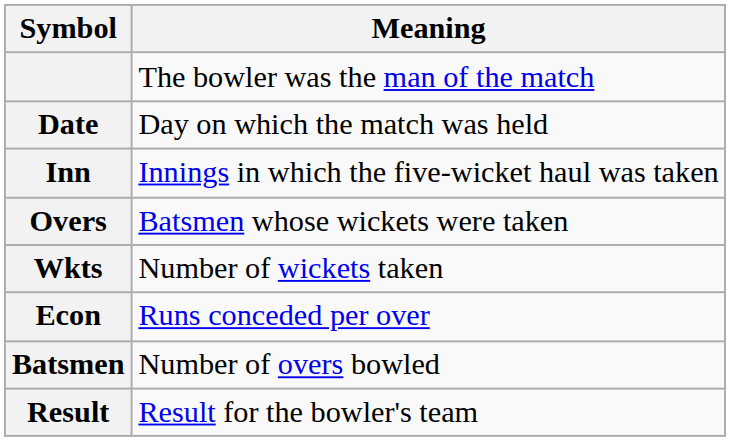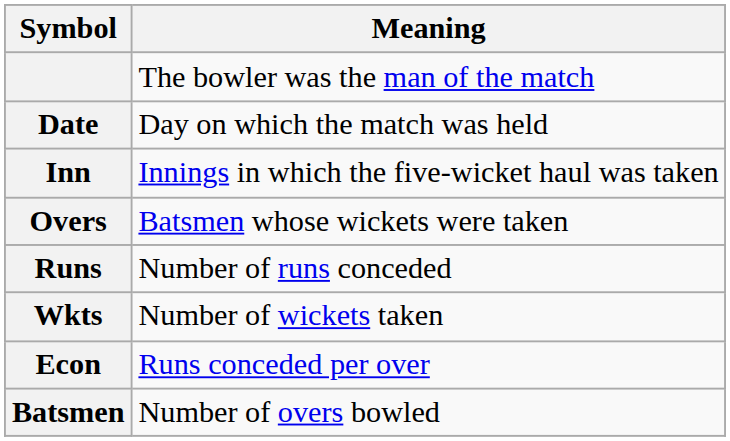+ row: (68, 268)
- row: (68, 412)
